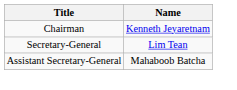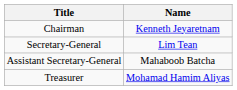+ row: (64, 77)
